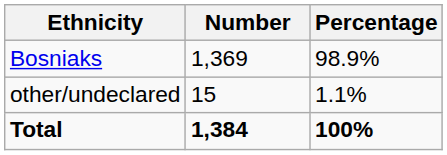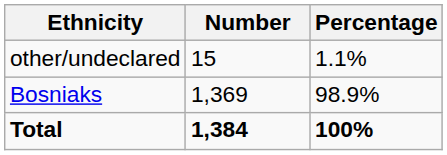rows swapped: (56, 58) <-> (95, 94)
